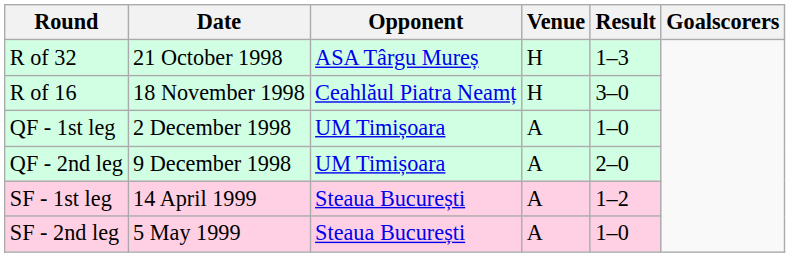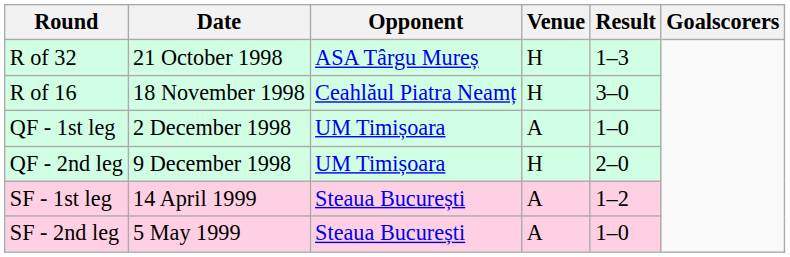(535, 163) A -> (535, 163) H
